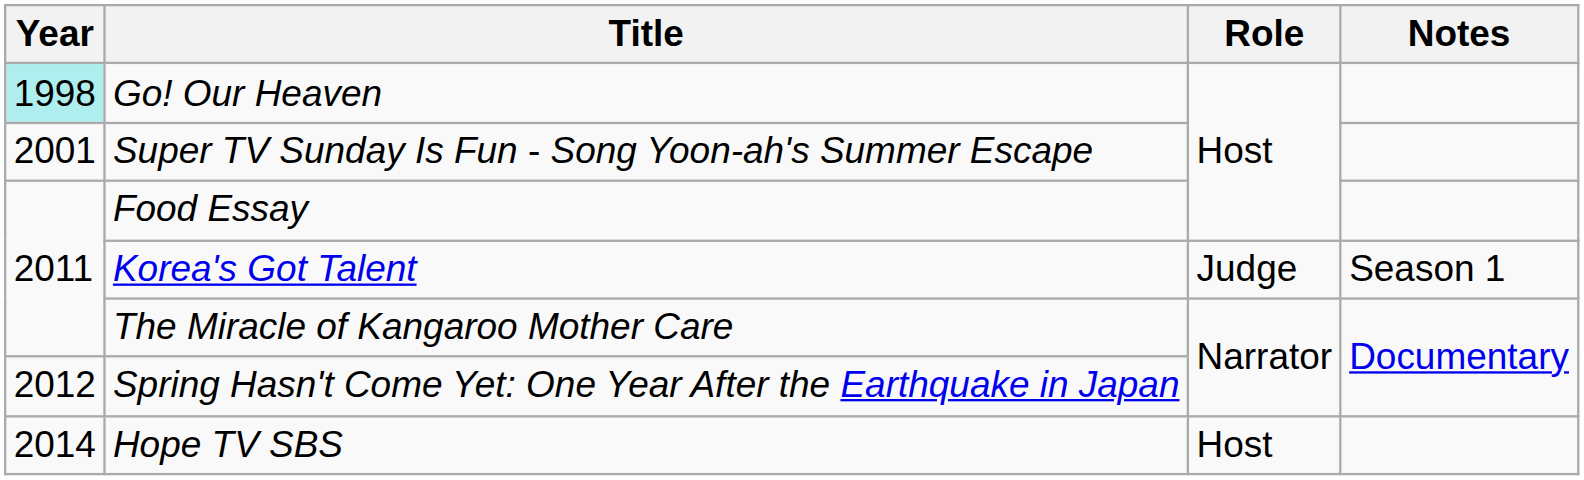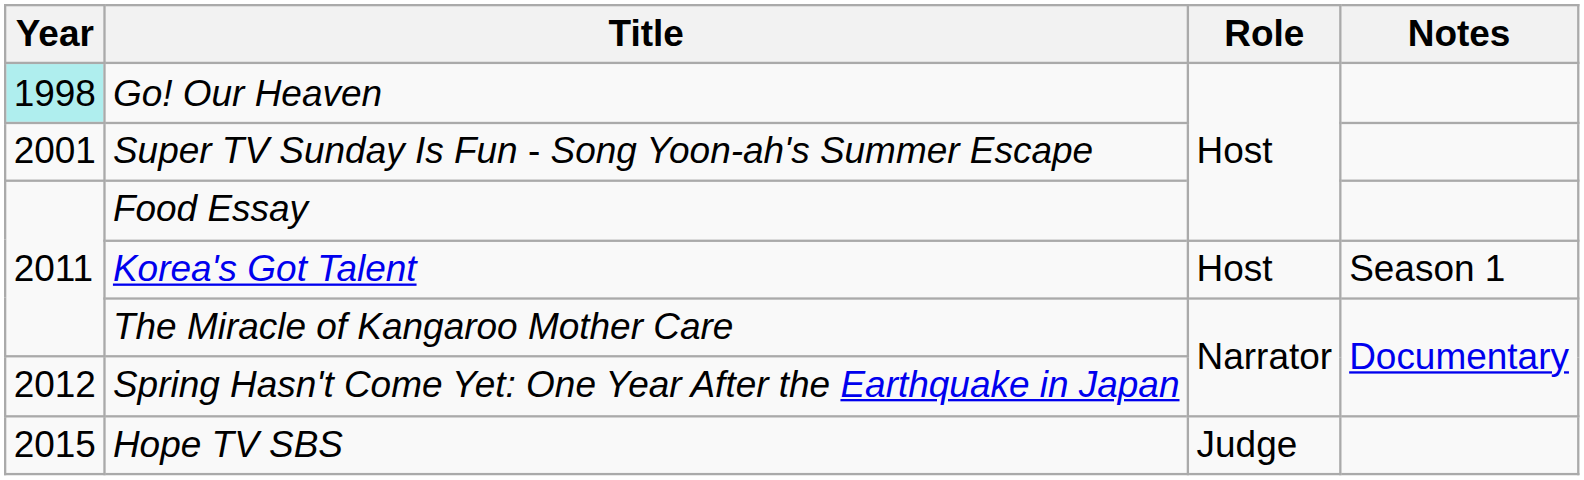(1247, 268) Judge -> (1235, 268) Host
(55, 444) 2014 -> (55, 444) 2015
(1235, 444) Host -> (1247, 444) Judge
